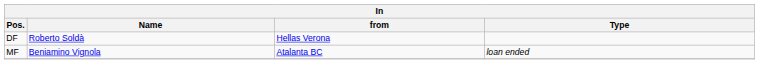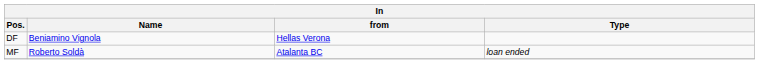(56, 39) Roberto Soldà -> (65, 39) Beniamino Vignola
(65, 52) Beniamino Vignola -> (56, 52) Roberto Soldà
